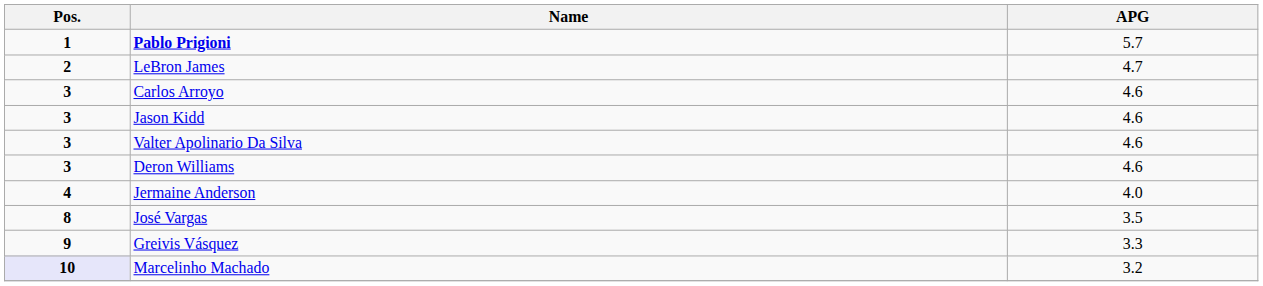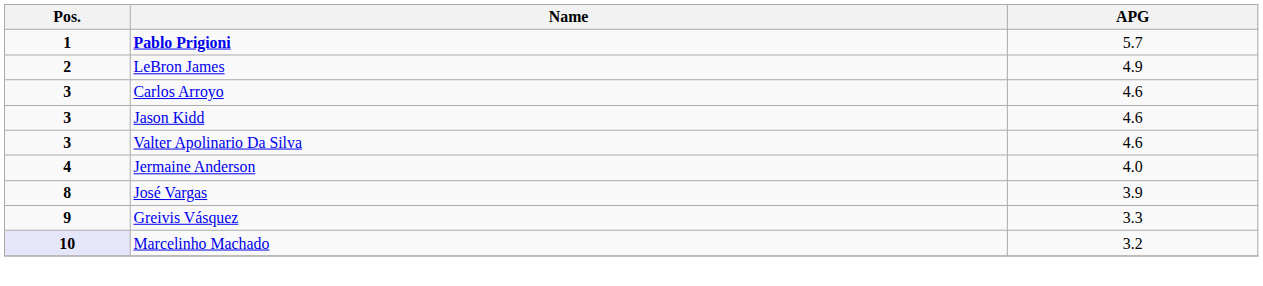(1133, 67) 4.7 -> (1133, 67) 4.9
- row: (184, 167)
(1133, 218) 3.5 -> (1133, 192) 3.9
